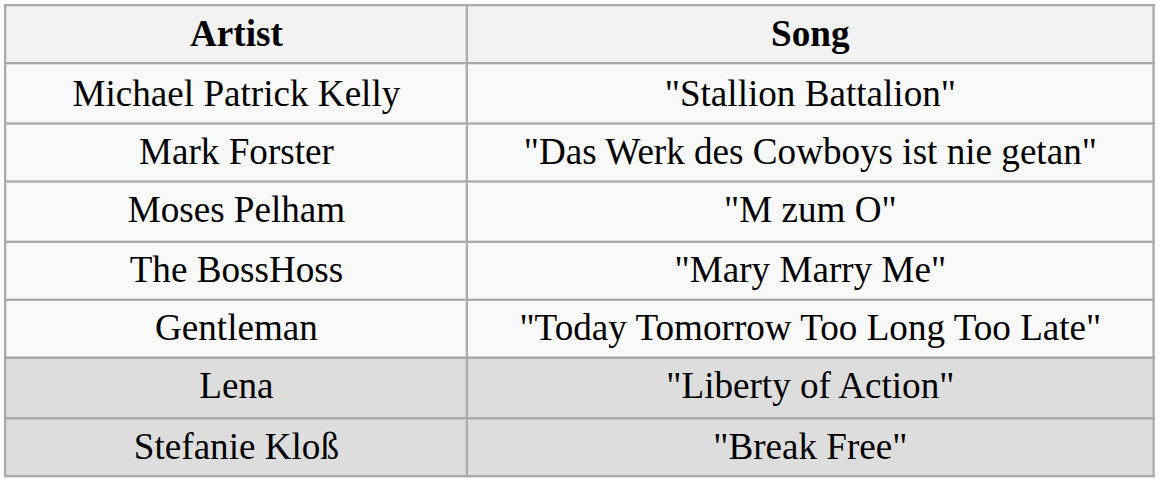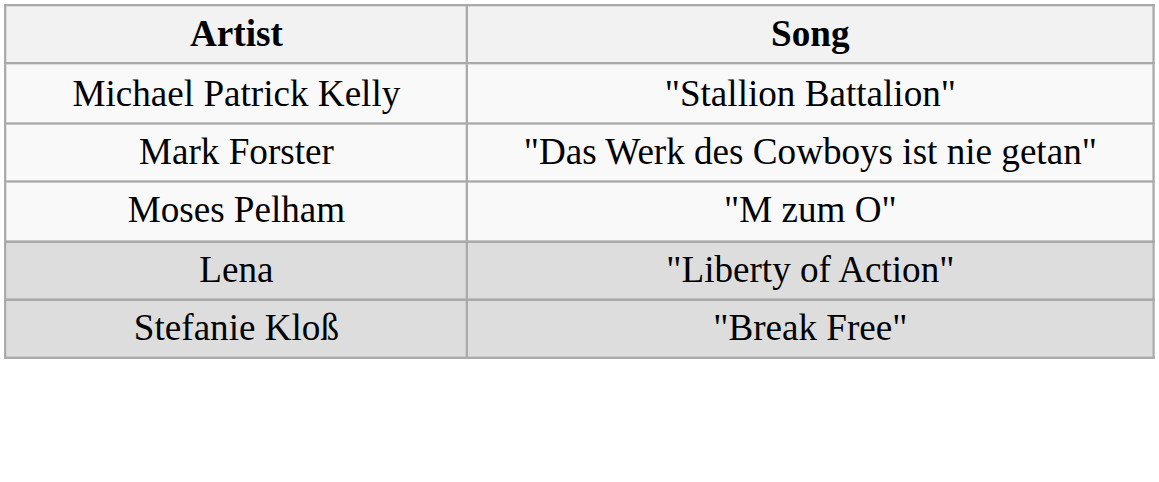- row: (236, 269)
- row: (236, 328)
